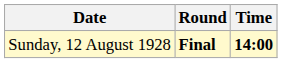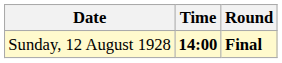columns swapped: (254, 17) <-> (203, 17)
